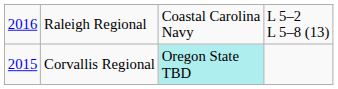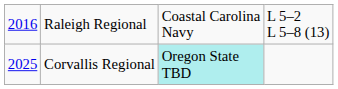(23, 64) 2015 -> (23, 64) 2025
